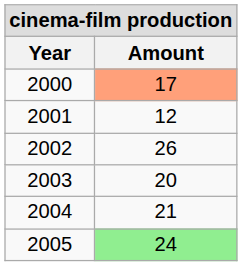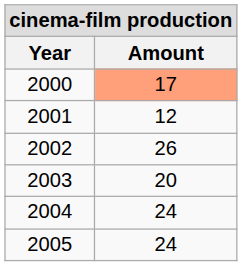(166, 212) 21 -> (166, 212) 24
(166, 244) lightgreen background -> (166, 244) no background
